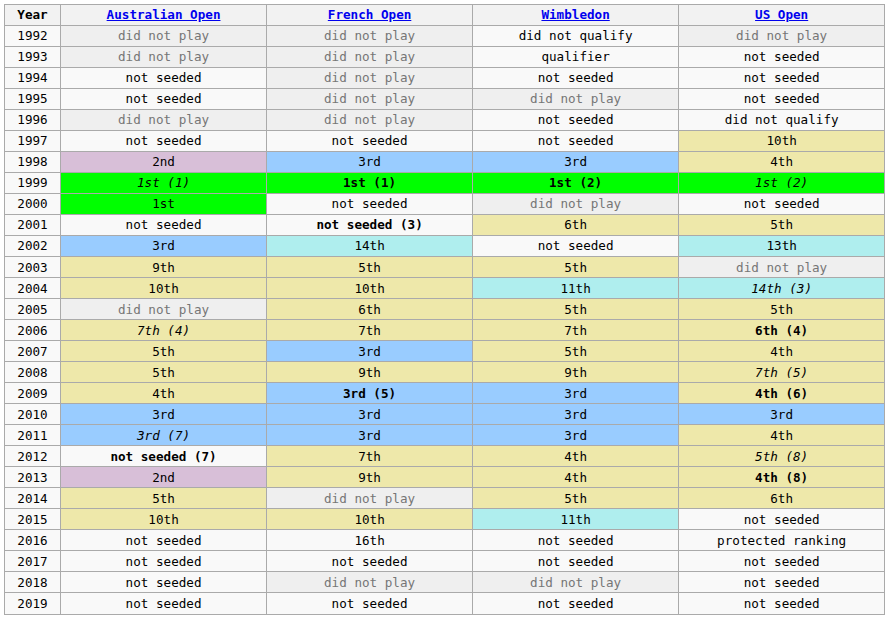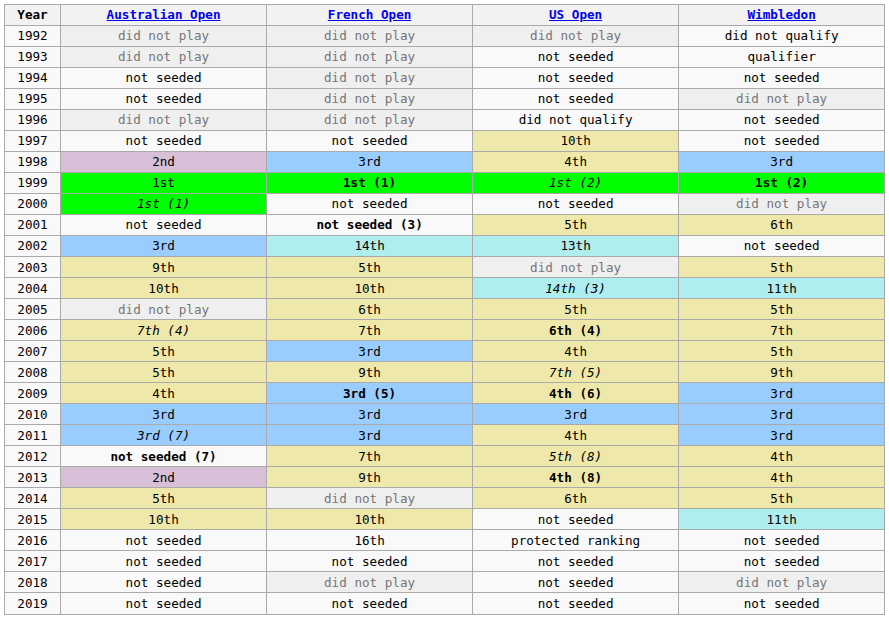columns swapped: (576, 15) <-> (782, 15)
(164, 183) 1st (1) -> (164, 183) 1st
(164, 204) 1st -> (164, 204) 1st (1)
